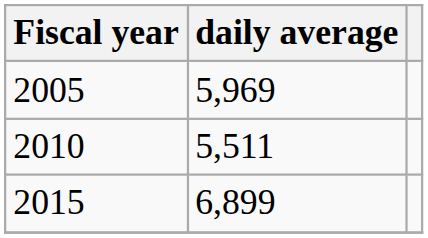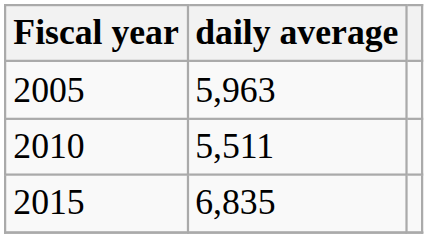(235, 89) 5,969 -> (235, 89) 5,963
(235, 202) 6,899 -> (235, 202) 6,835
